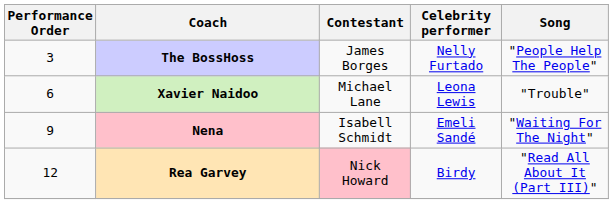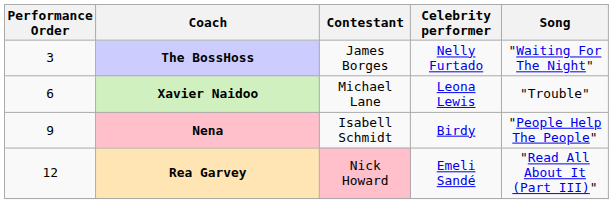(555, 58) "People Help The People" -> (555, 58) "Waiting For The Night"
(456, 130) Emeli Sandé -> (456, 130) Birdy
(555, 130) "Waiting For The Night" -> (555, 130) "People Help The People"
(456, 173) Birdy -> (456, 173) Emeli Sandé
